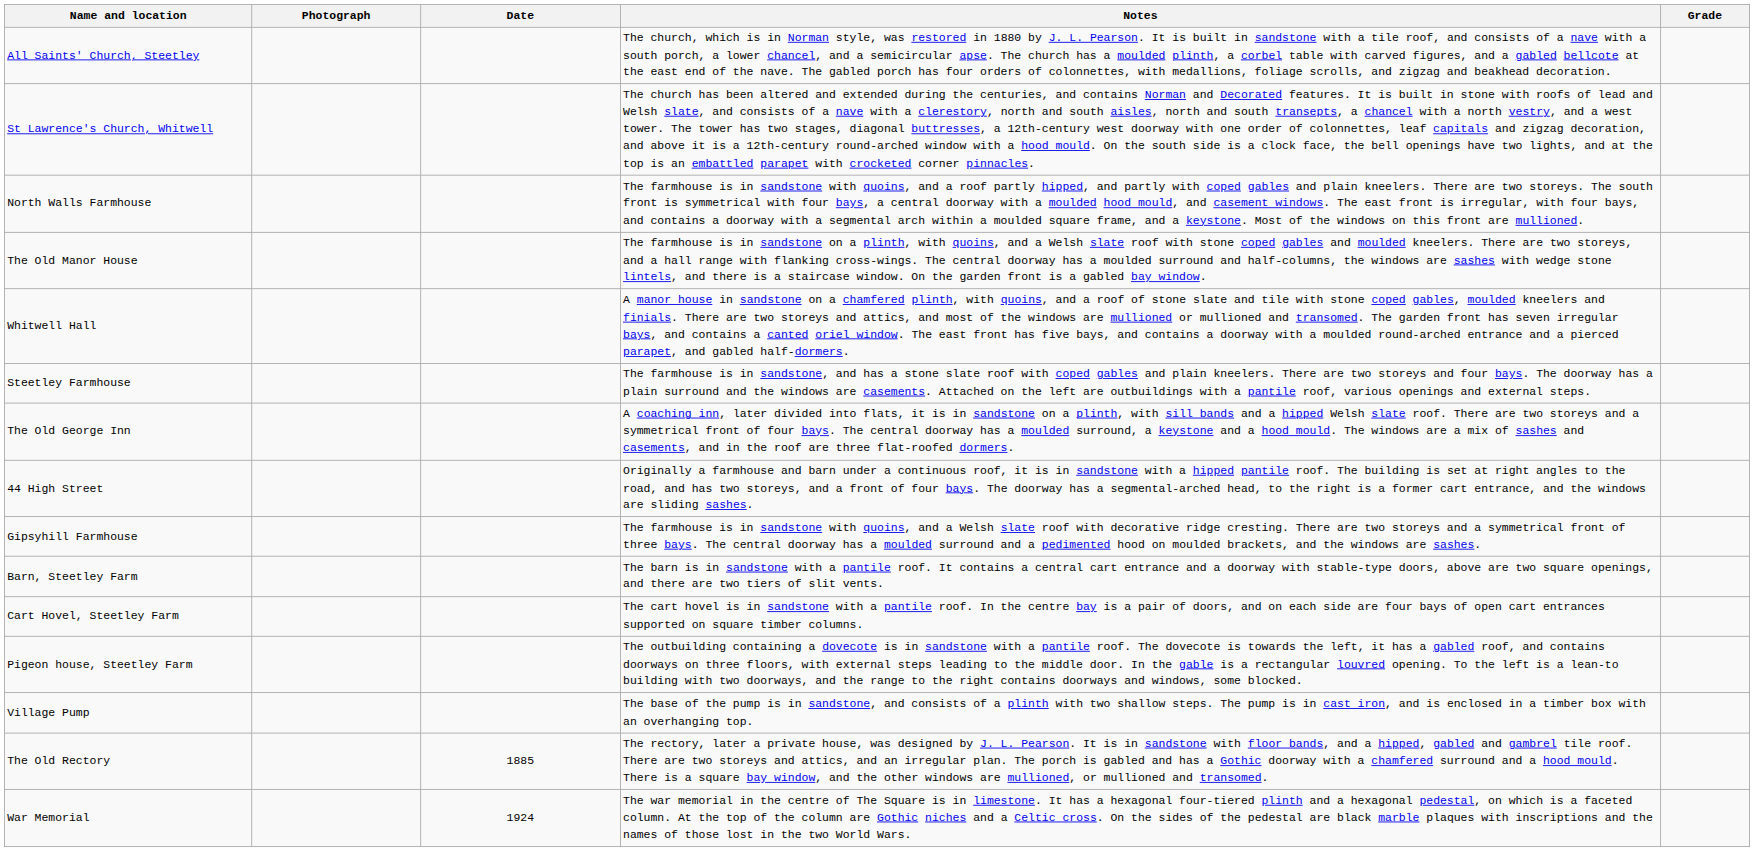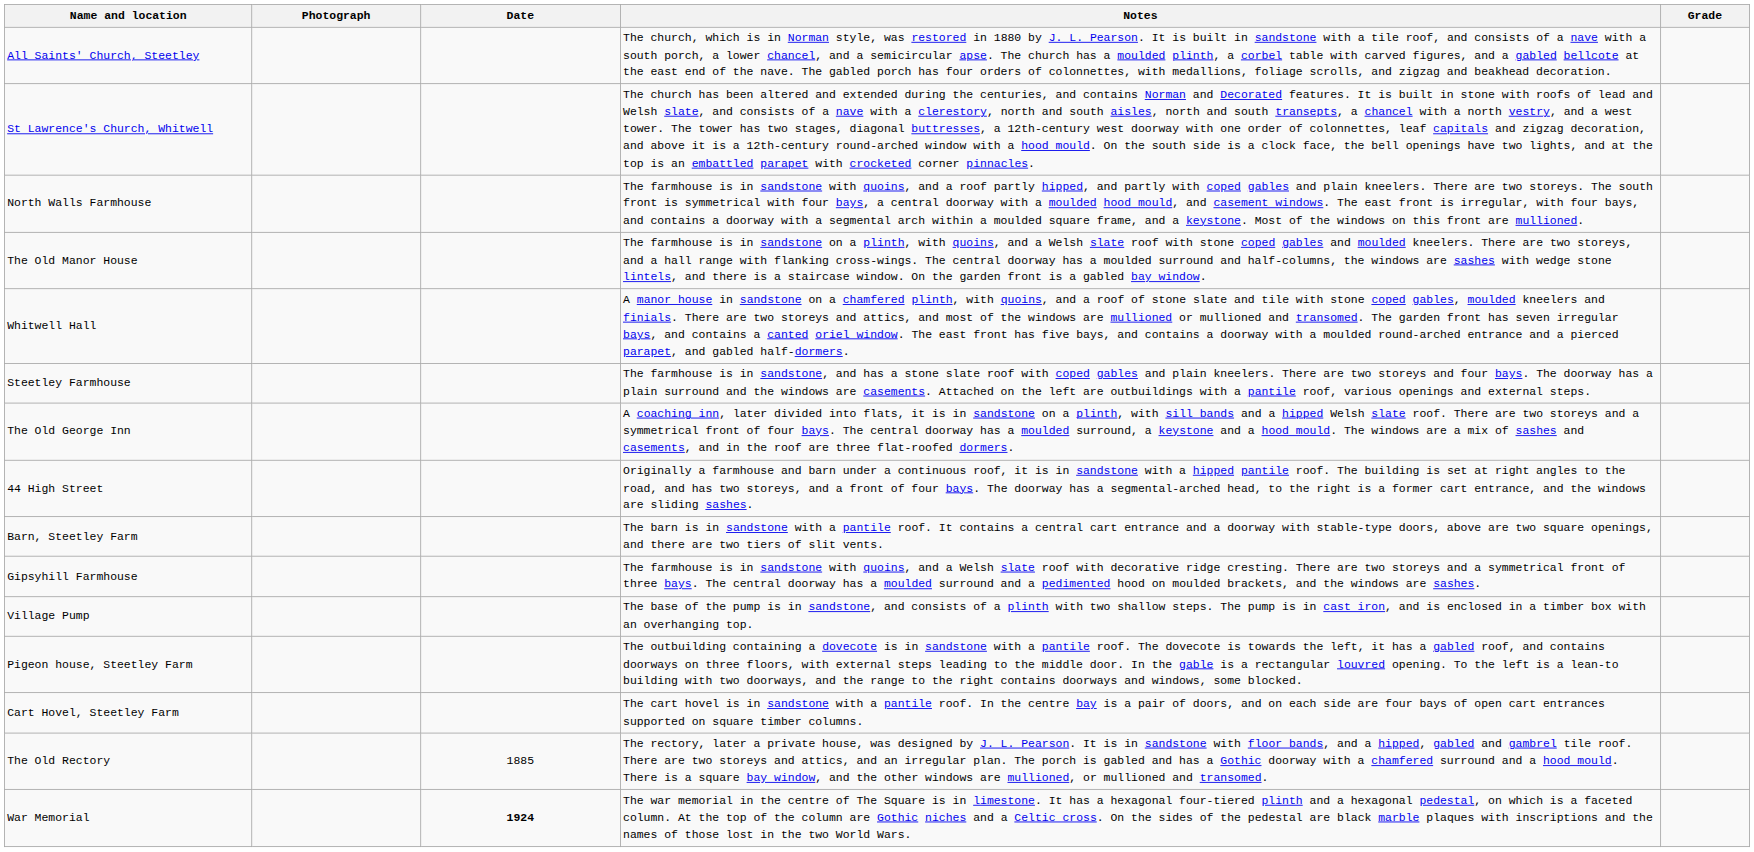rows swapped: (72, 536) <-> (72, 576)
rows swapped: (93, 616) <-> (48, 713)
(520, 818) normal -> (520, 818) bold
